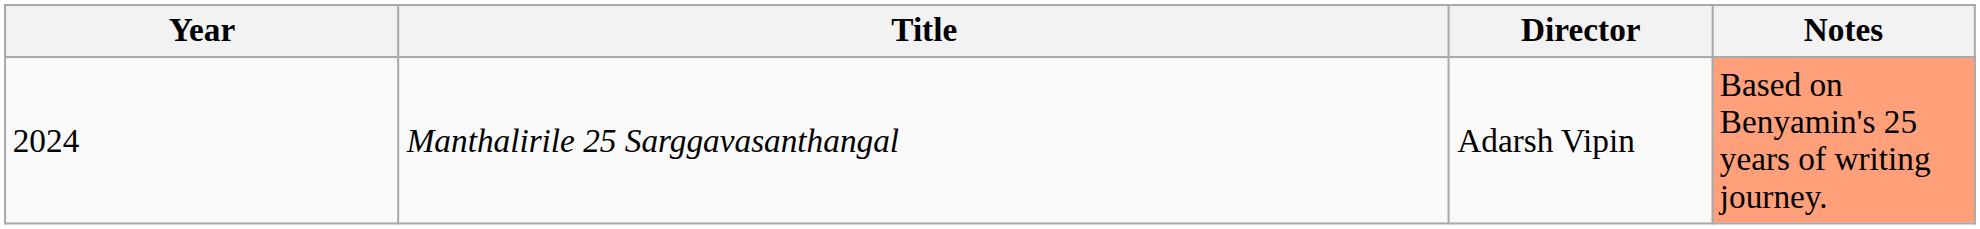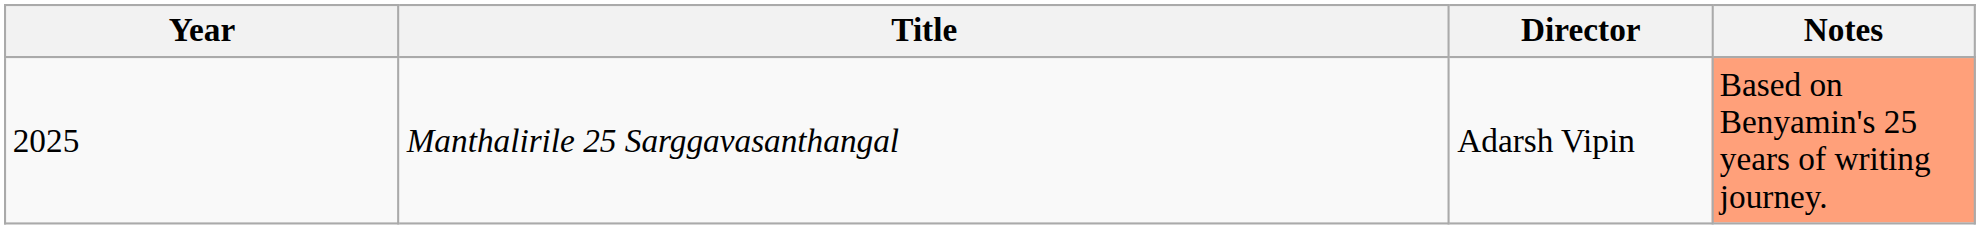(46, 139) 2024 -> (46, 139) 2025
